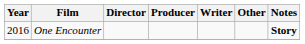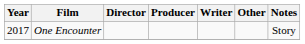(18, 30) 2016 -> (18, 30) 2017
(284, 30) bold -> (284, 30) normal
